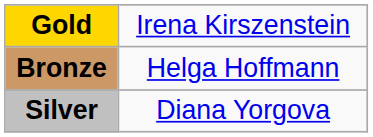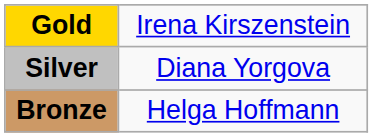rows swapped: (62, 110) <-> (62, 68)
